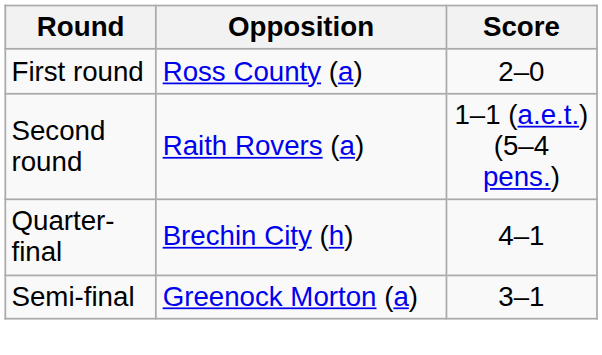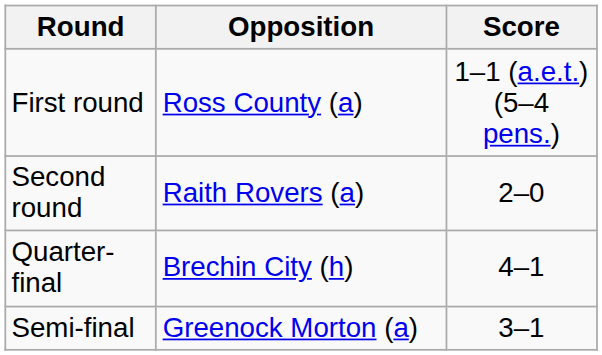(521, 71) 2–0 -> (521, 102) 1–1 (a.e.t.) (5–4 pens.)
(521, 146) 1–1 (a.e.t.) (5–4 pens.) -> (521, 192) 2–0
